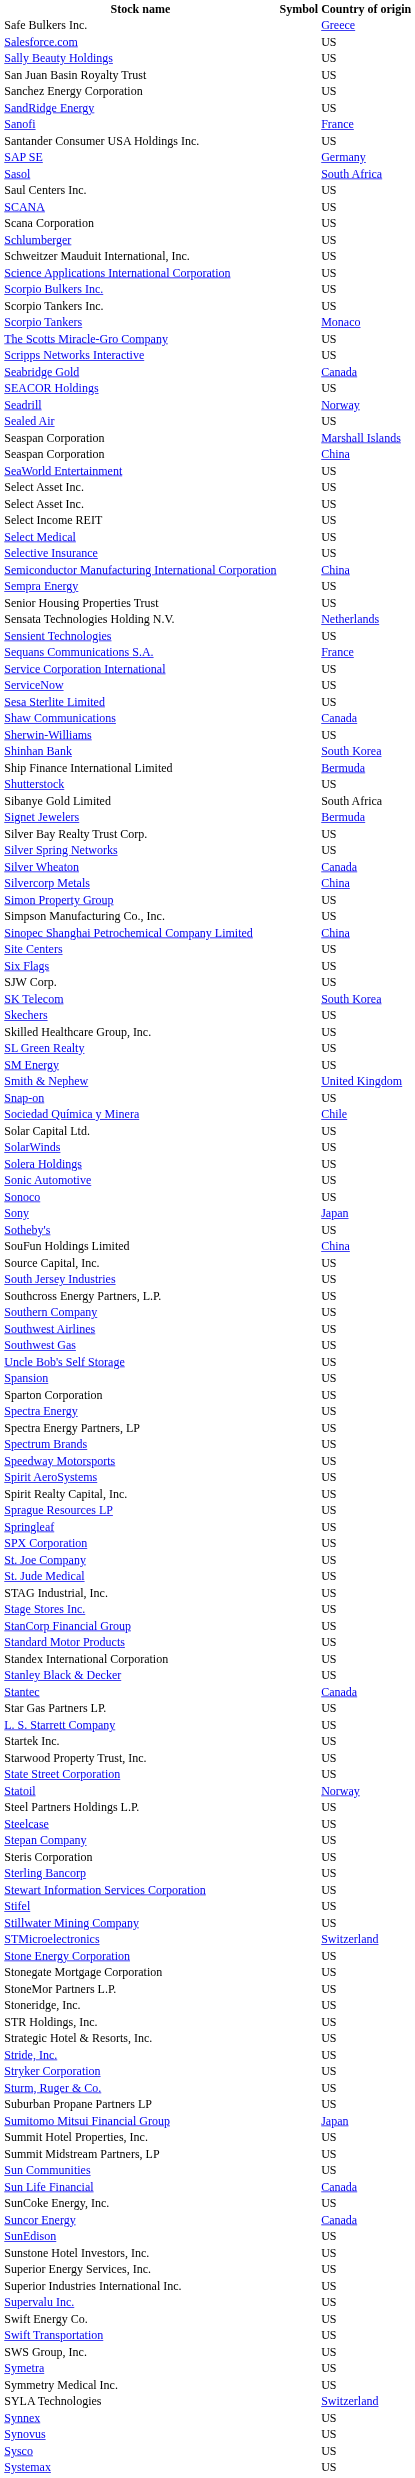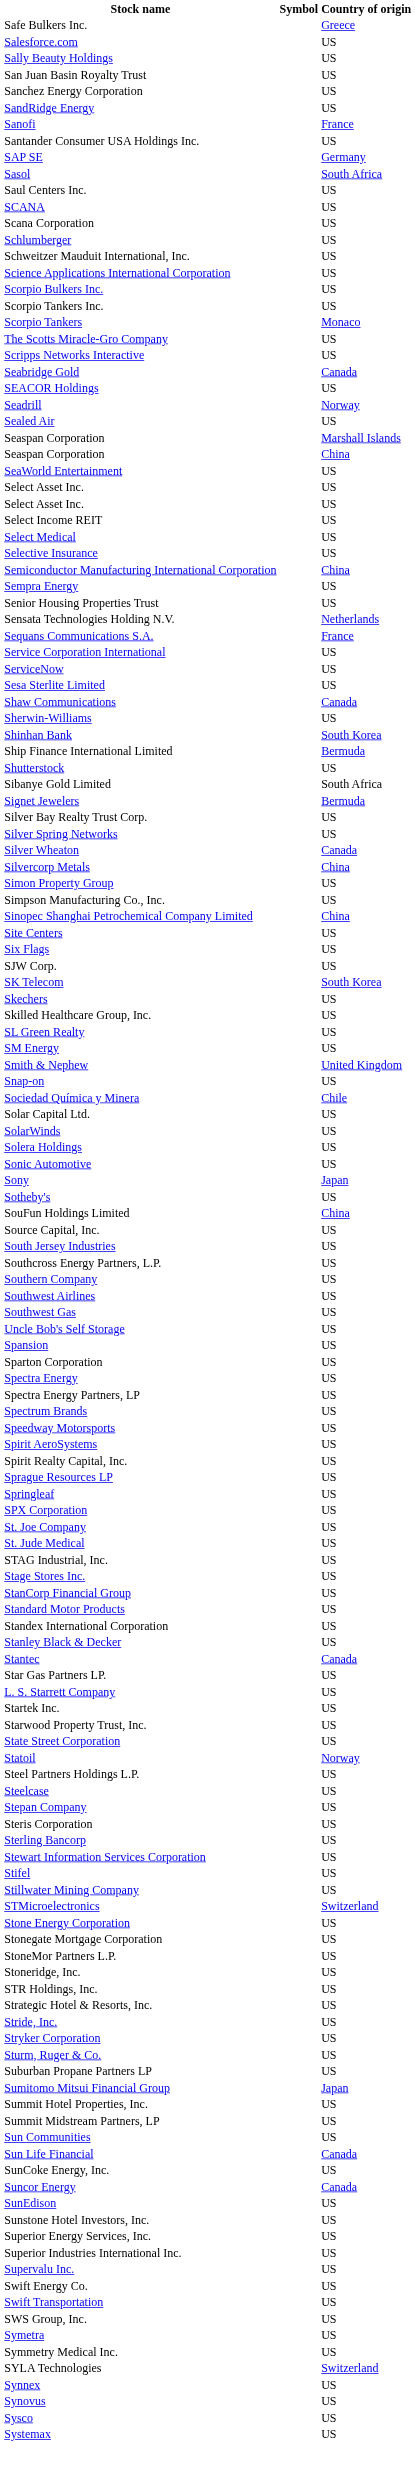- row: (58, 636)
- row: (22, 1197)
